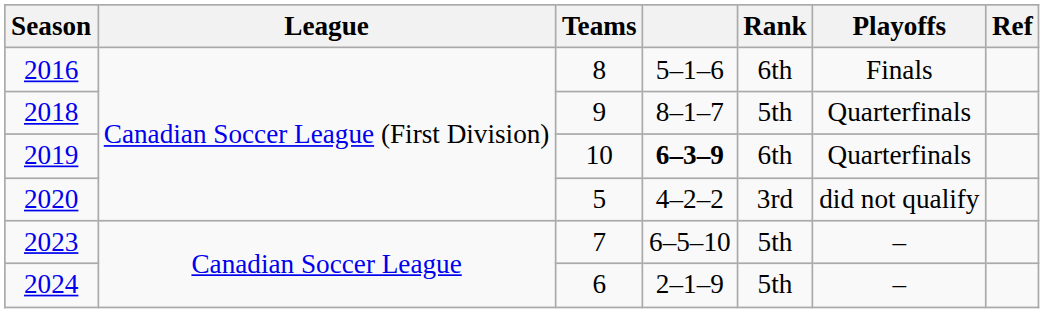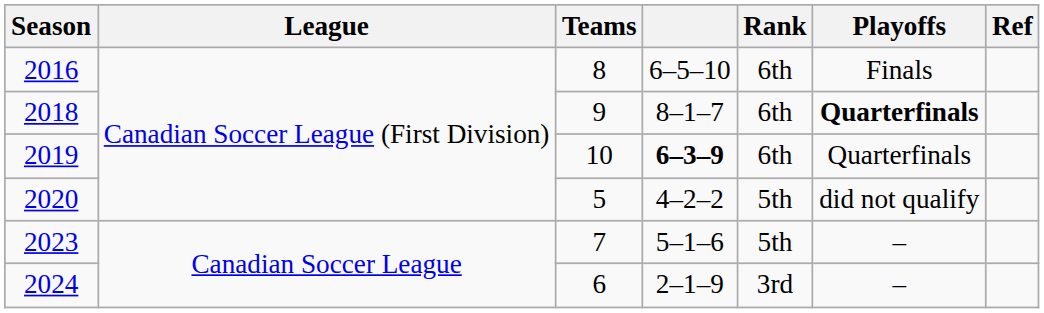(690, 69) 5–1–6 -> (690, 69) 6–5–10
(775, 112) 5th -> (775, 112) 6th
(899, 112) normal -> (899, 112) bold
(775, 198) 3rd -> (775, 198) 5th
(690, 241) 6–5–10 -> (690, 241) 5–1–6
(775, 284) 5th -> (775, 284) 3rd
